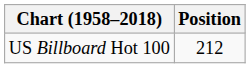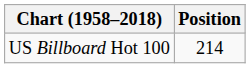(210, 47) 212 -> (210, 47) 214
